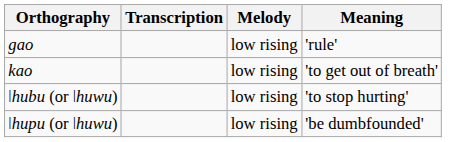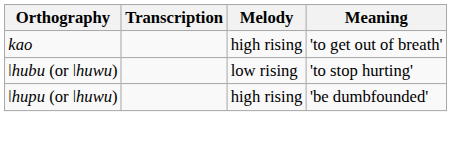- row: (21, 44)
(264, 70) low rising -> (266, 44) high rising
(264, 123) low rising -> (266, 96) high rising
